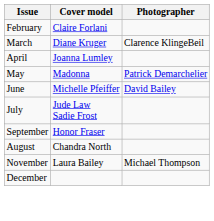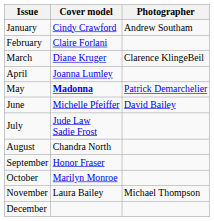+ row: (22, 27)
(71, 74) normal -> (73, 89) bold
rows swapped: (21, 147) <-> (27, 131)
+ row: (22, 178)
